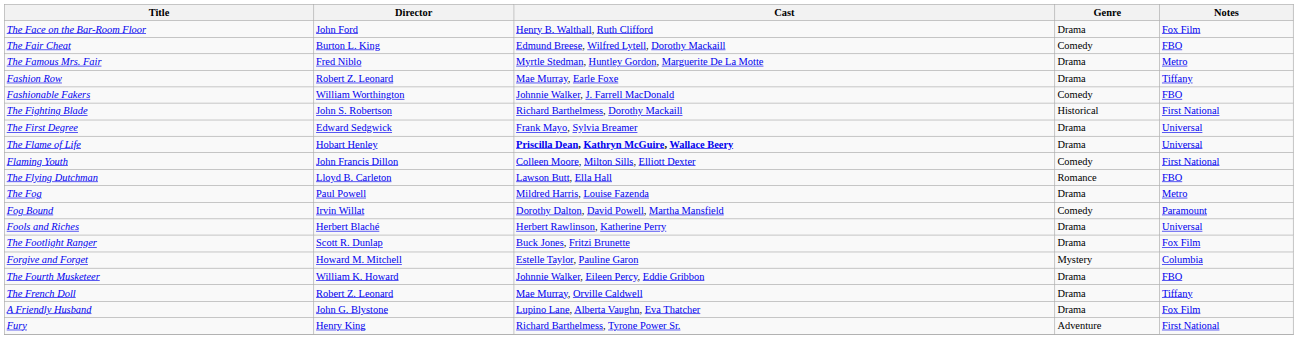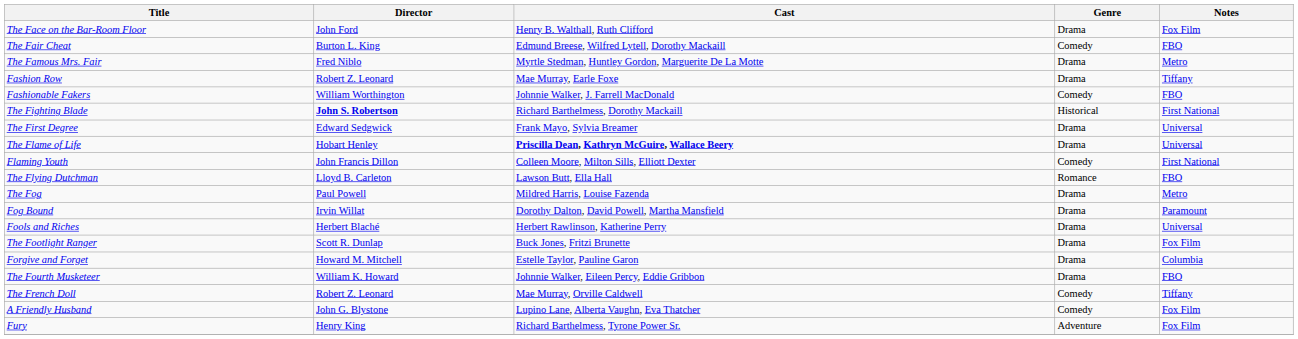(354, 111) normal -> (357, 111) bold
(1075, 210) Comedy -> (1072, 210) Drama
(1075, 260) Mystery -> (1072, 260) Drama
(1072, 293) Drama -> (1075, 293) Comedy
(1072, 309) Drama -> (1075, 309) Comedy
(1191, 326) First National -> (1181, 326) Fox Film
